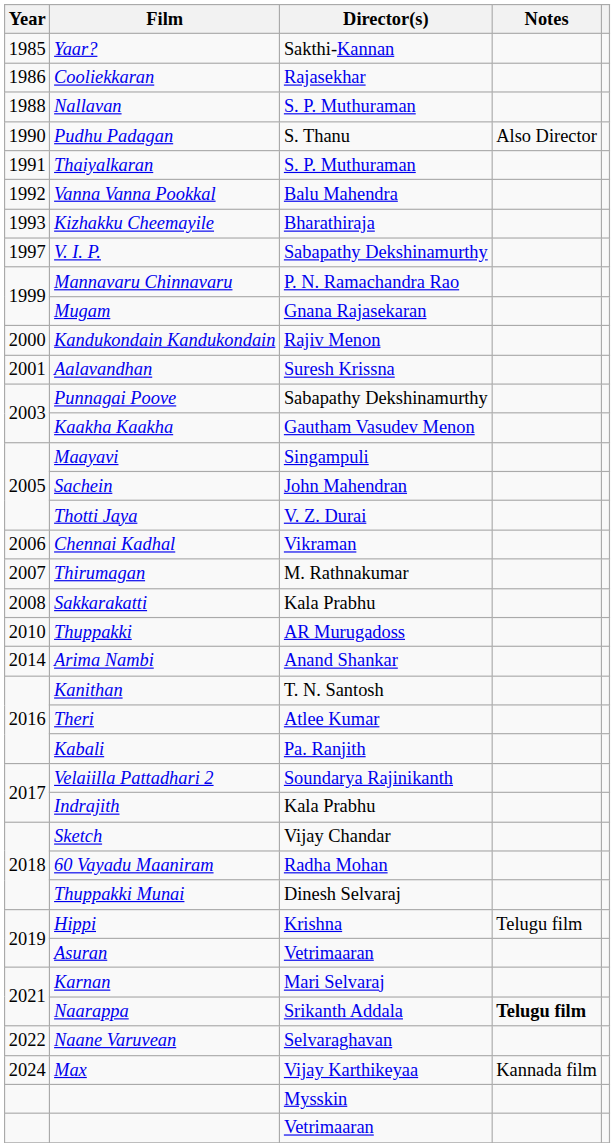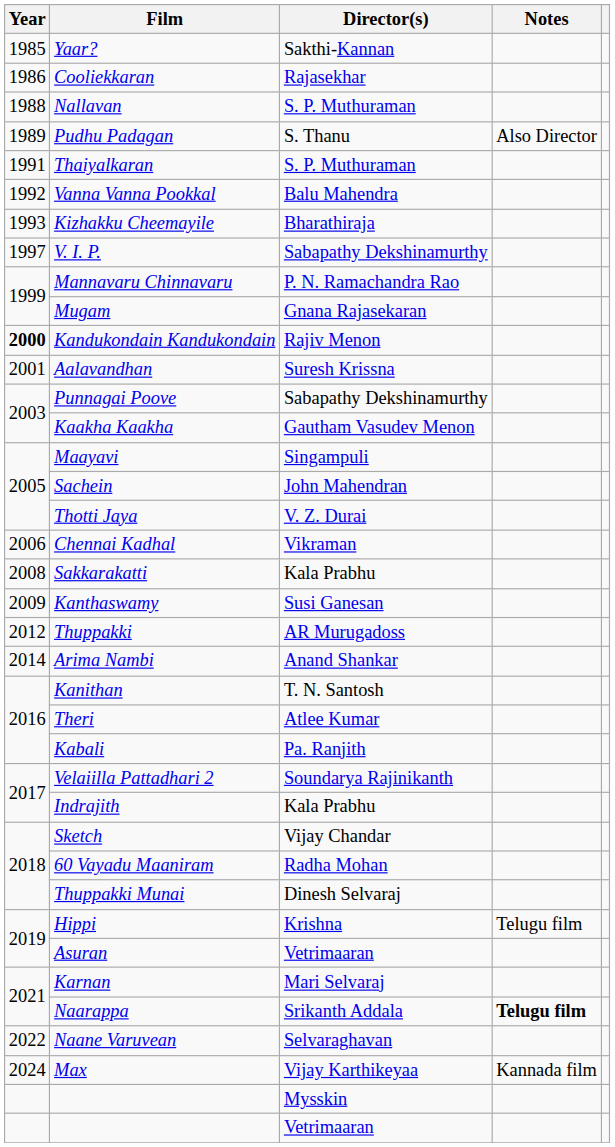(27, 135) 1990 -> (27, 135) 1989
(27, 340) normal -> (27, 340) bold
- row: (100, 573)
+ row: (106, 602)
(27, 631) 2010 -> (27, 631) 2012
